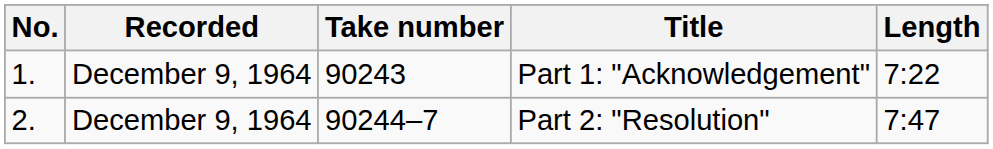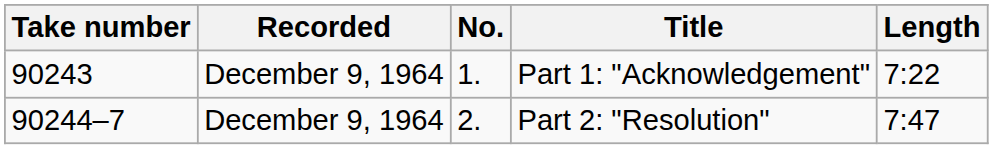columns swapped: (35, 27) <-> (415, 27)
